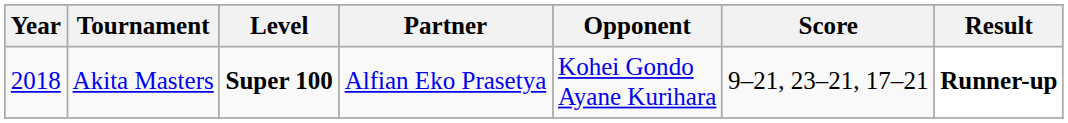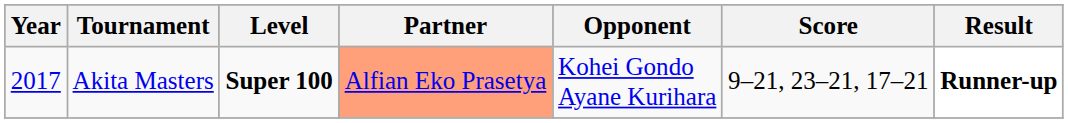(36, 81) 2018 -> (36, 81) 2017
(445, 81) no background -> (445, 81) lightsalmon background
